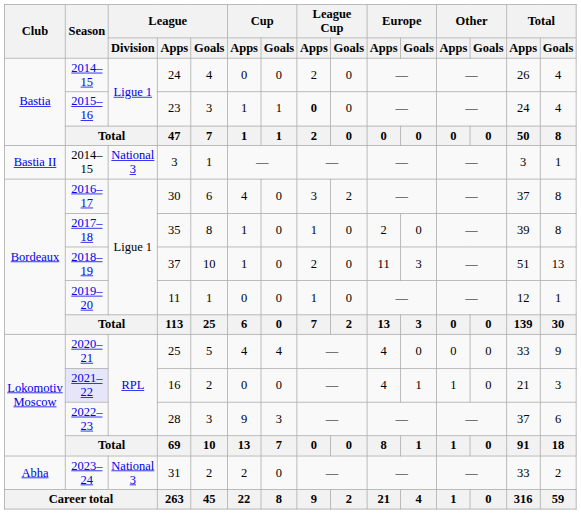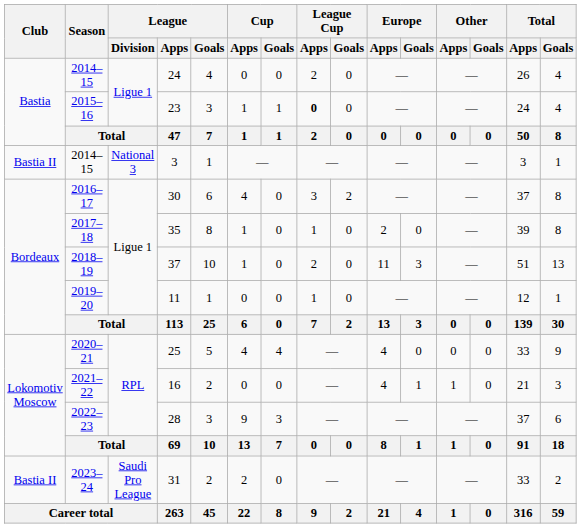(87, 385) lavender background -> (87, 385) no background
(35, 472) Abha -> (35, 479) Bastia II
(133, 472) National 3 -> (133, 479) Saudi Pro League
